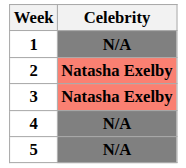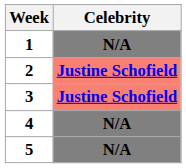(117, 70) Natasha Exelby -> (117, 70) Justine Schofield
(117, 96) Natasha Exelby -> (117, 96) Justine Schofield
